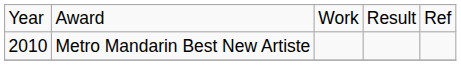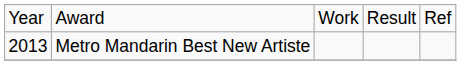(28, 45) 2010 -> (28, 45) 2013
